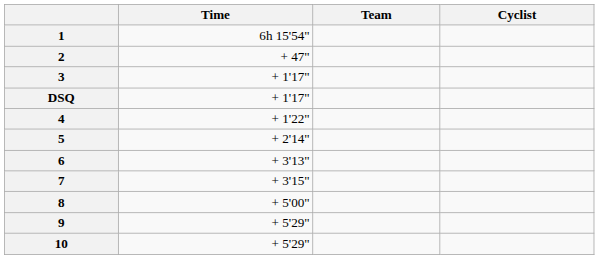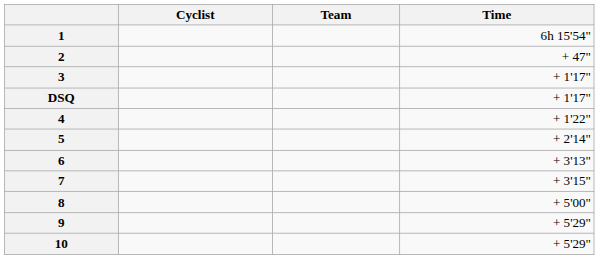columns swapped: (517, 14) <-> (215, 14)
